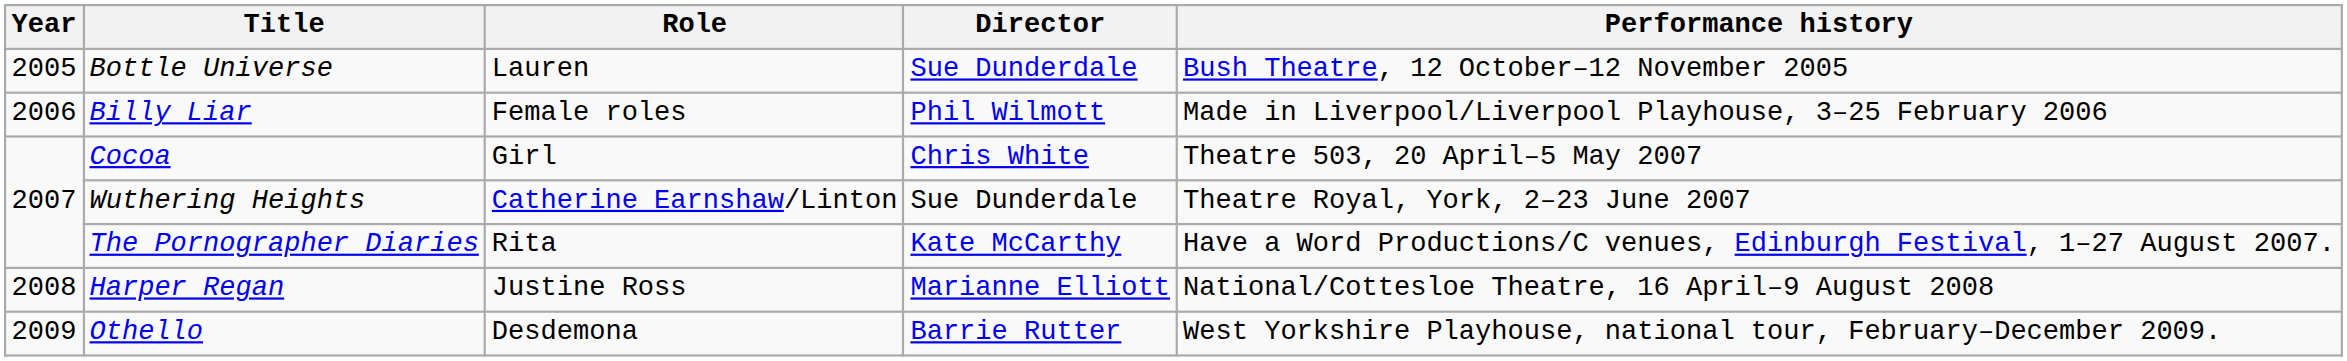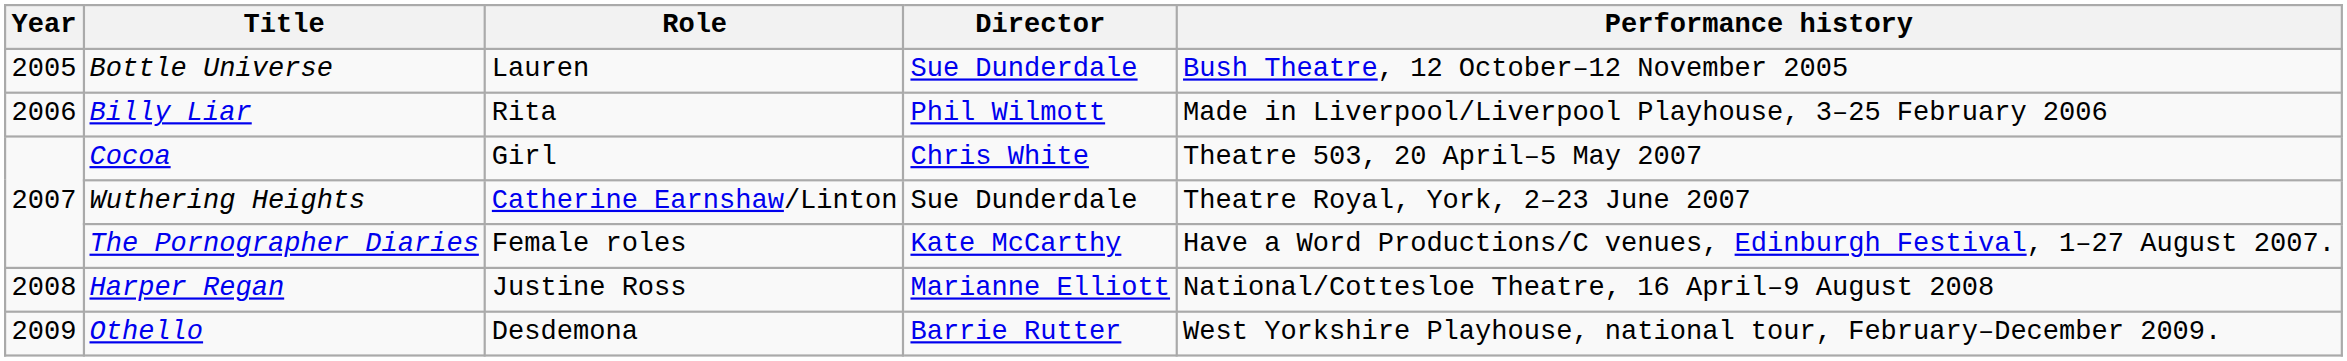(589, 115) Female roles -> (524, 115) Rita
(524, 246) Rita -> (589, 246) Female roles
